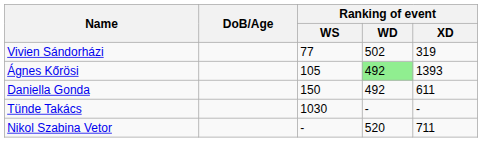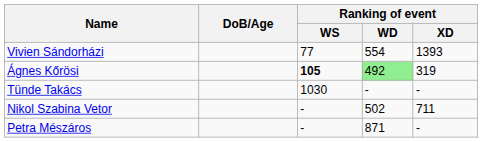(375, 52) 502 -> (375, 52) 554
(426, 52) 319 -> (429, 52) 1393
(310, 71) normal -> (310, 71) bold
(429, 71) 1393 -> (426, 71) 319
- row: (49, 90)
(375, 128) 520 -> (375, 109) 502
+ row: (49, 128)
